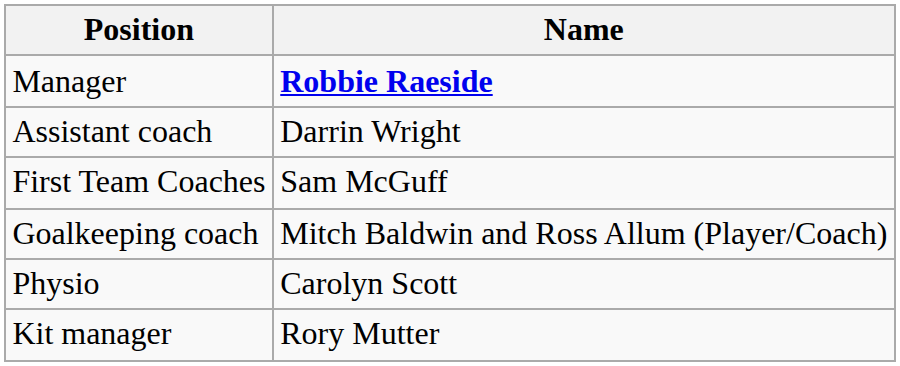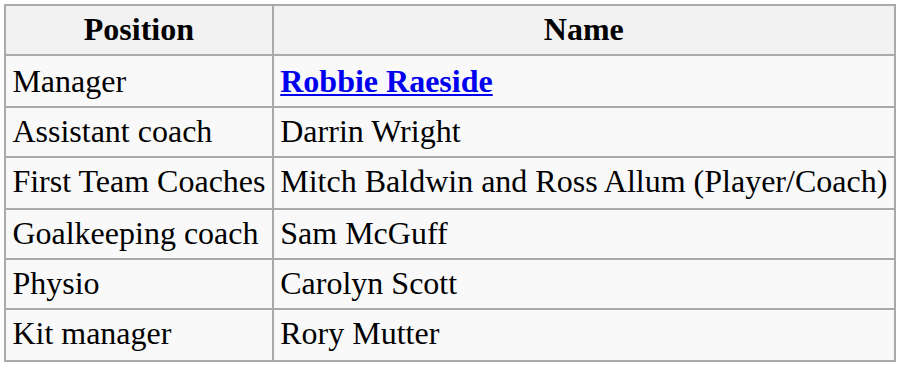(364, 182) Sam McGuff -> (584, 182) Mitch Baldwin and Ross Allum (Player/Coach)
(584, 232) Mitch Baldwin and Ross Allum (Player/Coach) -> (364, 232) Sam McGuff
